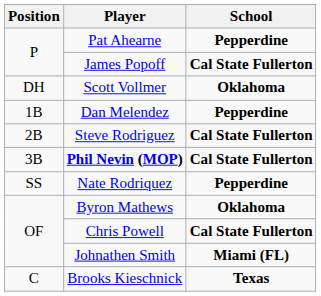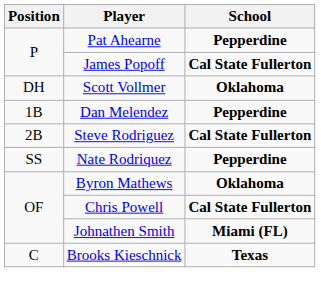- row: (125, 159)
